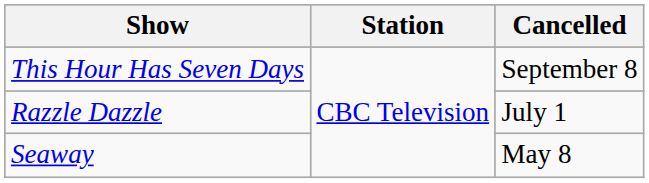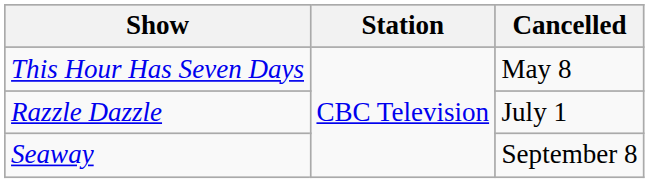(570, 68) September 8 -> (536, 68) May 8
(536, 154) May 8 -> (570, 154) September 8
